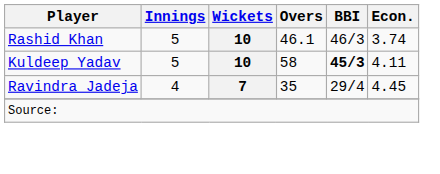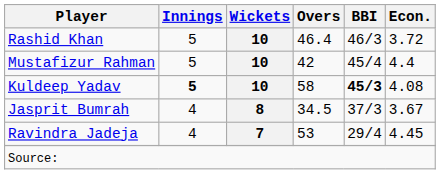(297, 40) 46.1 -> (314, 40) 46.4
(389, 40) 3.74 -> (406, 40) 3.72
+ row: (82, 63)
(175, 63) normal -> (192, 87) bold
(389, 63) 4.11 -> (406, 87) 4.08
+ row: (69, 110)
(288, 87) 35 -> (306, 134) 53
